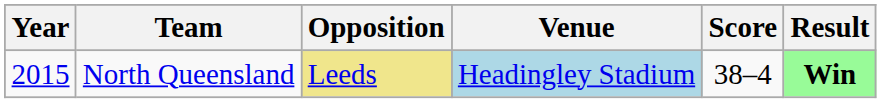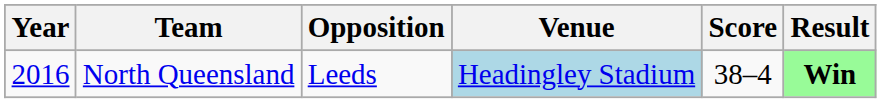(41, 73) 2015 -> (41, 73) 2016
(342, 73) khaki background -> (342, 73) no background
